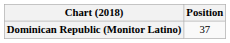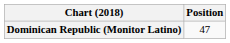(205, 30) 37 -> (205, 30) 47
